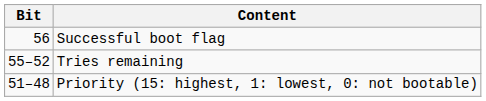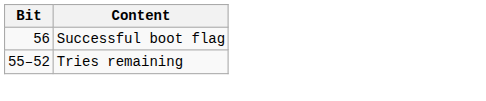- row: (267, 85)
